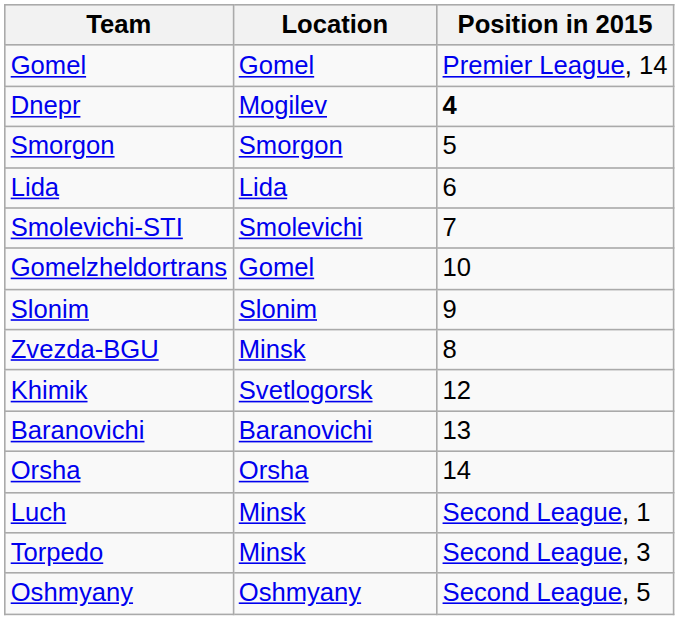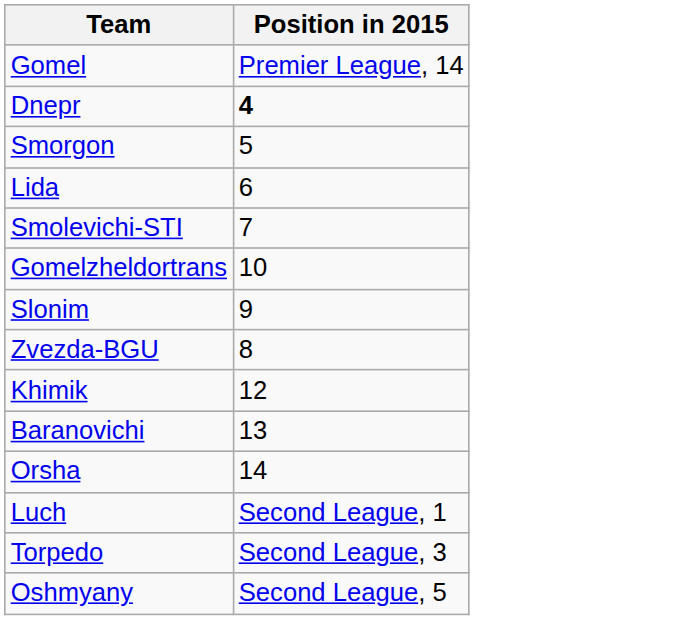- column: (335, 24)
